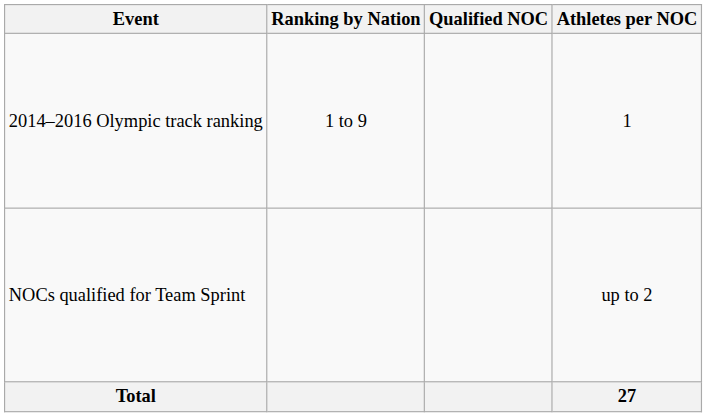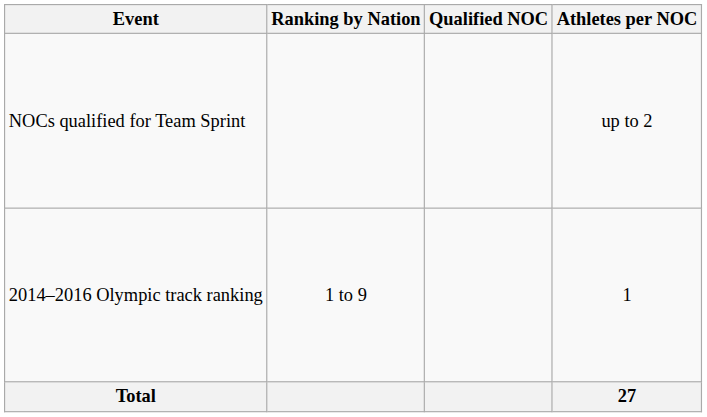rows swapped: (136, 120) <-> (127, 294)
